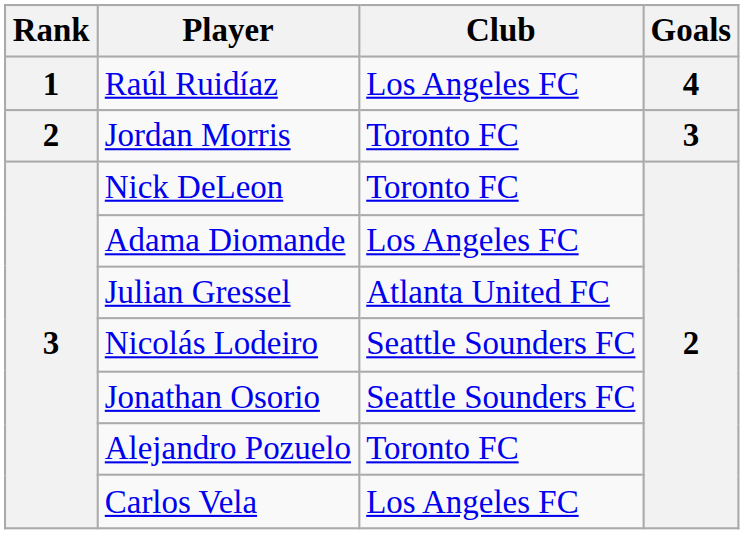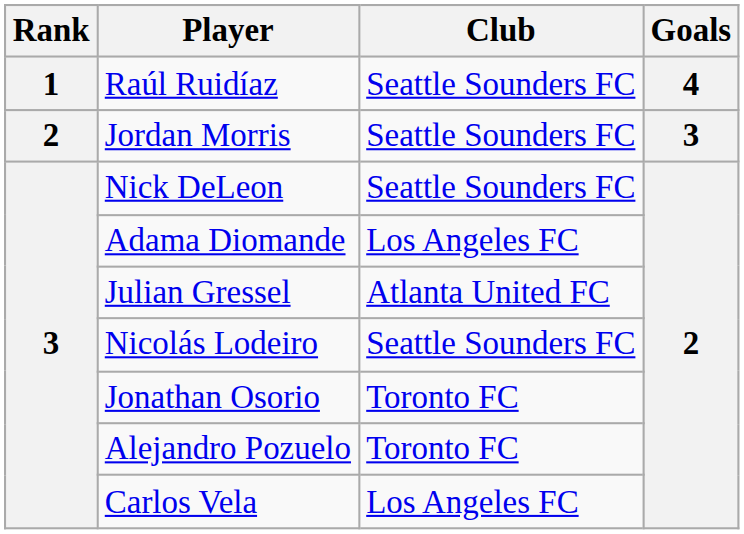(472, 82) Los Angeles FC -> (501, 82) Seattle Sounders FC
(442, 135) Toronto FC -> (501, 135) Seattle Sounders FC
(442, 187) Toronto FC -> (501, 187) Seattle Sounders FC
(501, 396) Seattle Sounders FC -> (442, 396) Toronto FC
